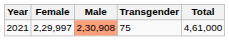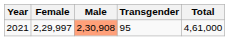(125, 28) 75 -> (125, 28) 95
